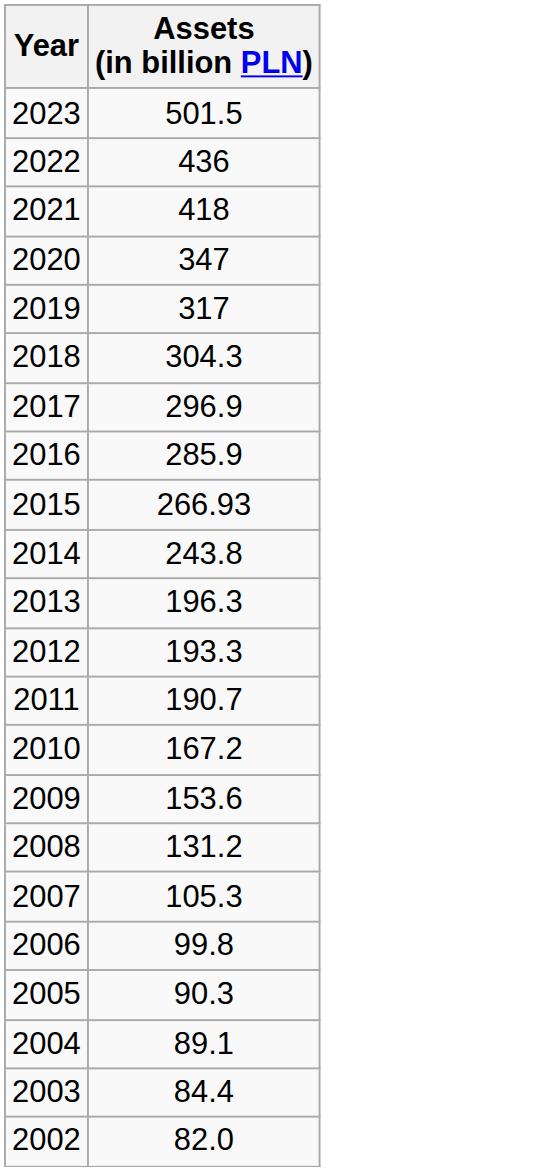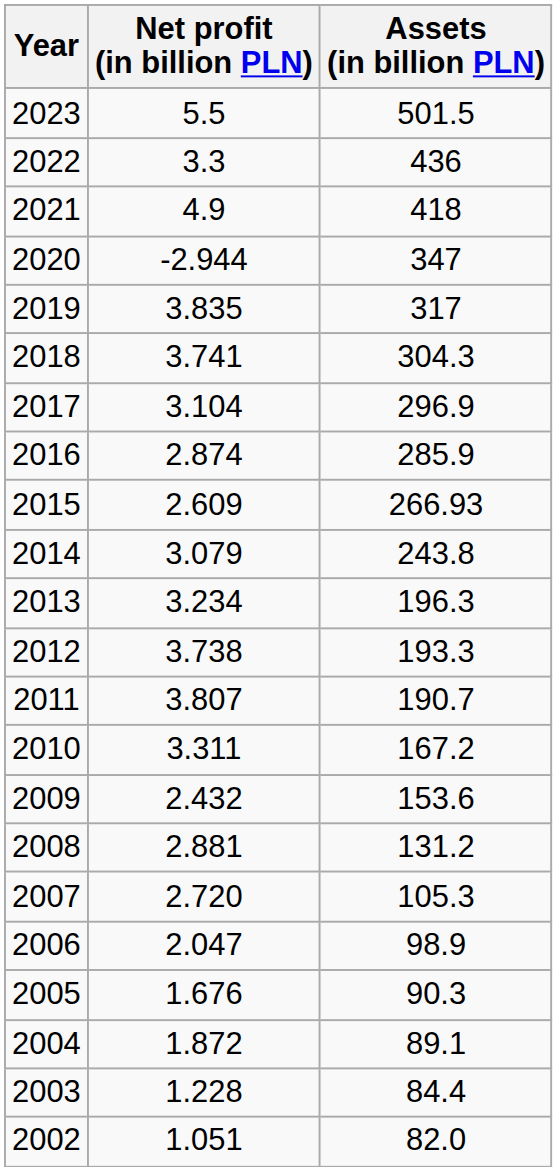+ column: (204, 46)
(204, 945) 99.8 -> (436, 945) 98.9
